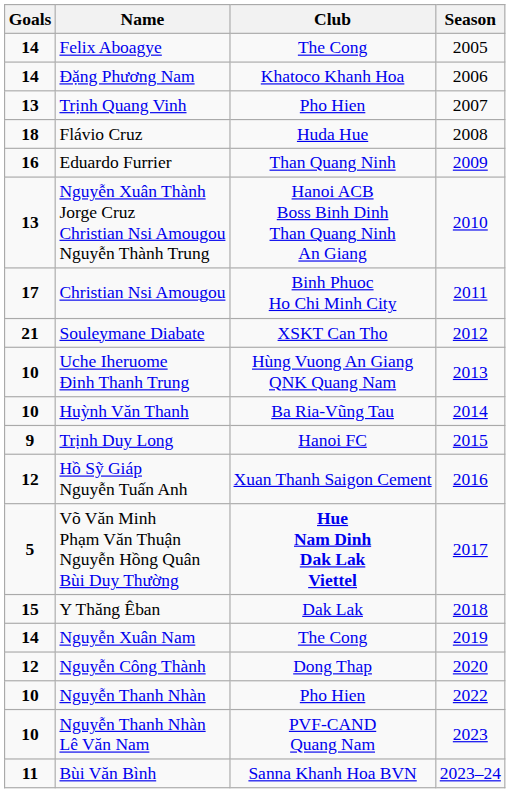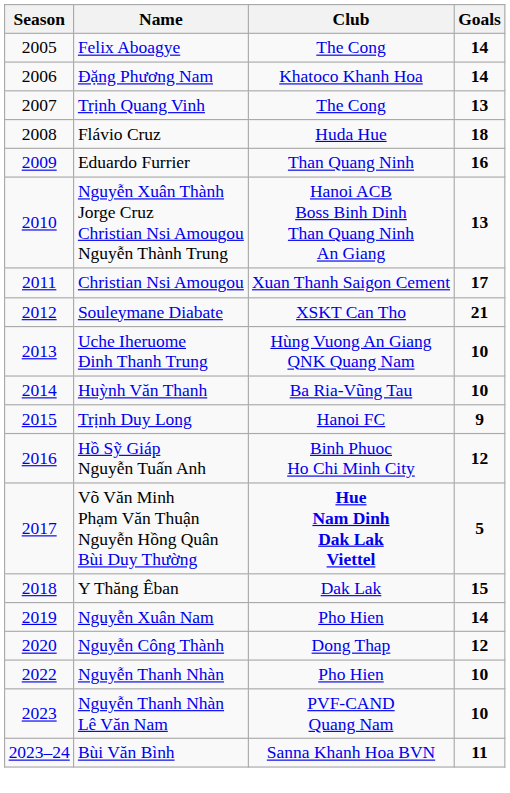columns swapped: (470, 19) <-> (30, 19)
(333, 105) Pho Hien -> (351, 105) The Cong
(333, 293) Binh Phuoc Ho Chi Minh City -> (351, 282) Xuan Thanh Saigon Cement
(333, 478) Xuan Thanh Saigon Cement -> (351, 458) Binh Phuoc Ho Chi Minh City
(333, 637) The Cong -> (351, 617) Pho Hien
